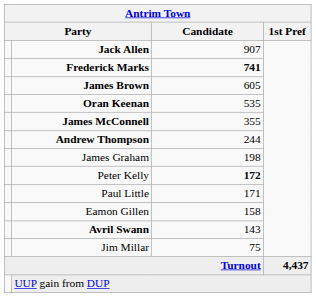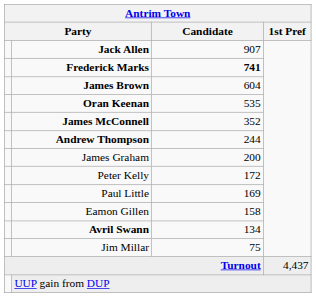(252, 85) 605 -> (252, 85) 604
(252, 121) 355 -> (252, 121) 352
(252, 157) 198 -> (252, 157) 200
(252, 175) bold -> (252, 175) normal
(252, 193) 171 -> (252, 193) 169
(252, 229) 143 -> (252, 229) 134
(296, 265) bold -> (296, 265) normal
